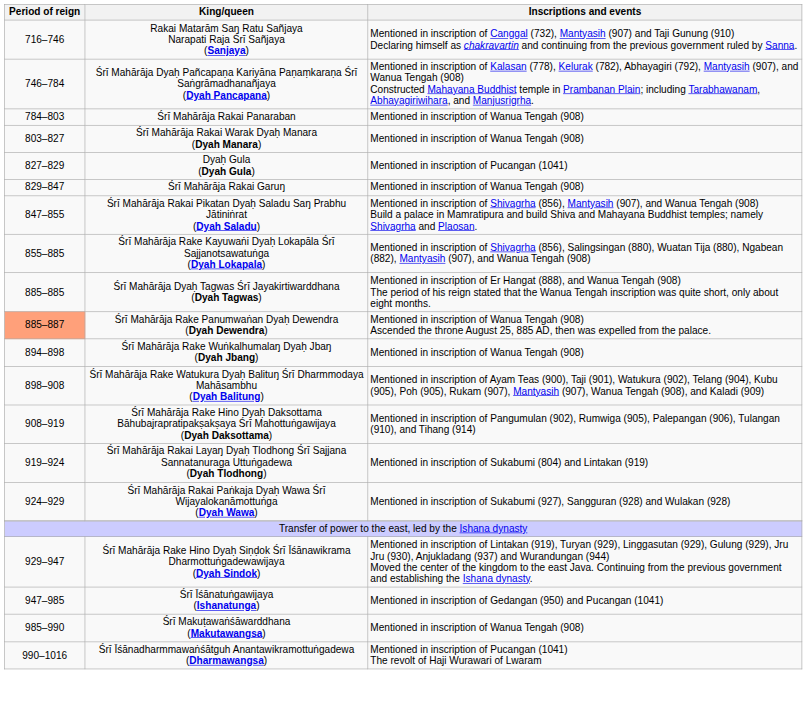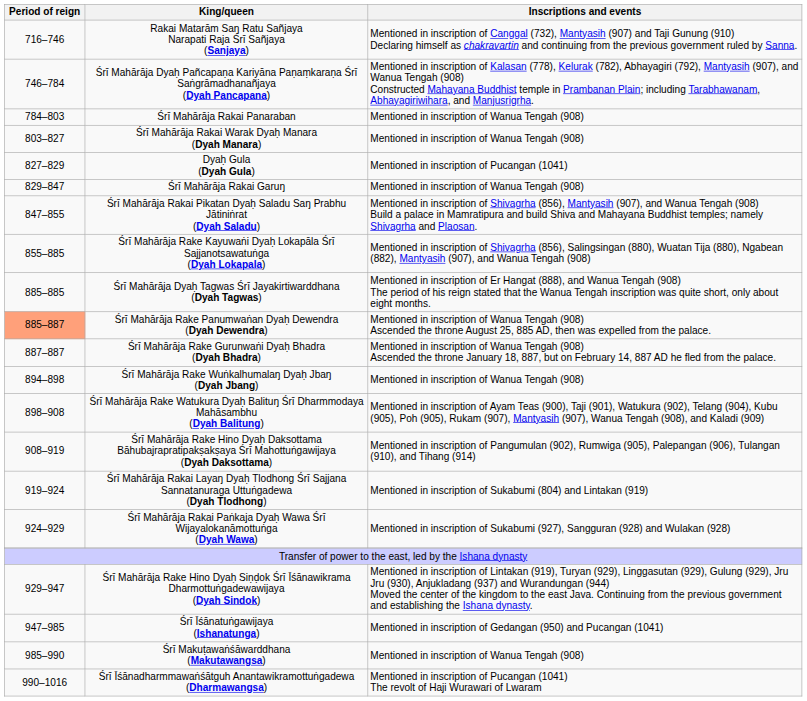+ row: (227, 352)
